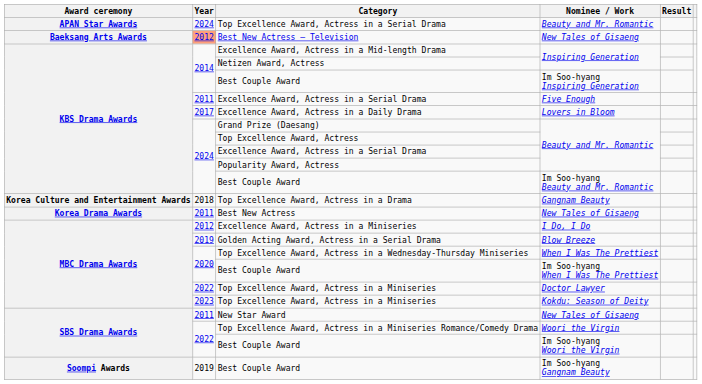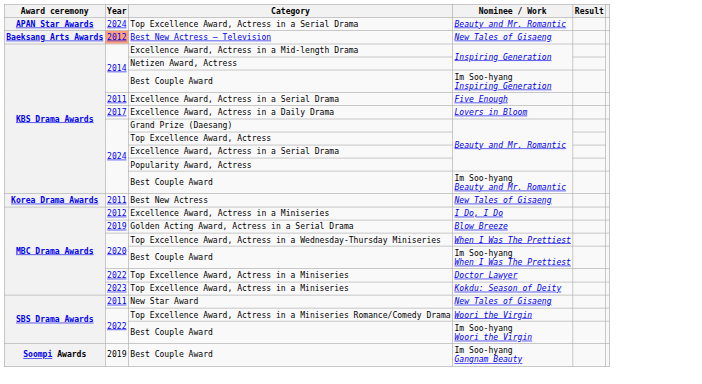- row: (315, 200)
